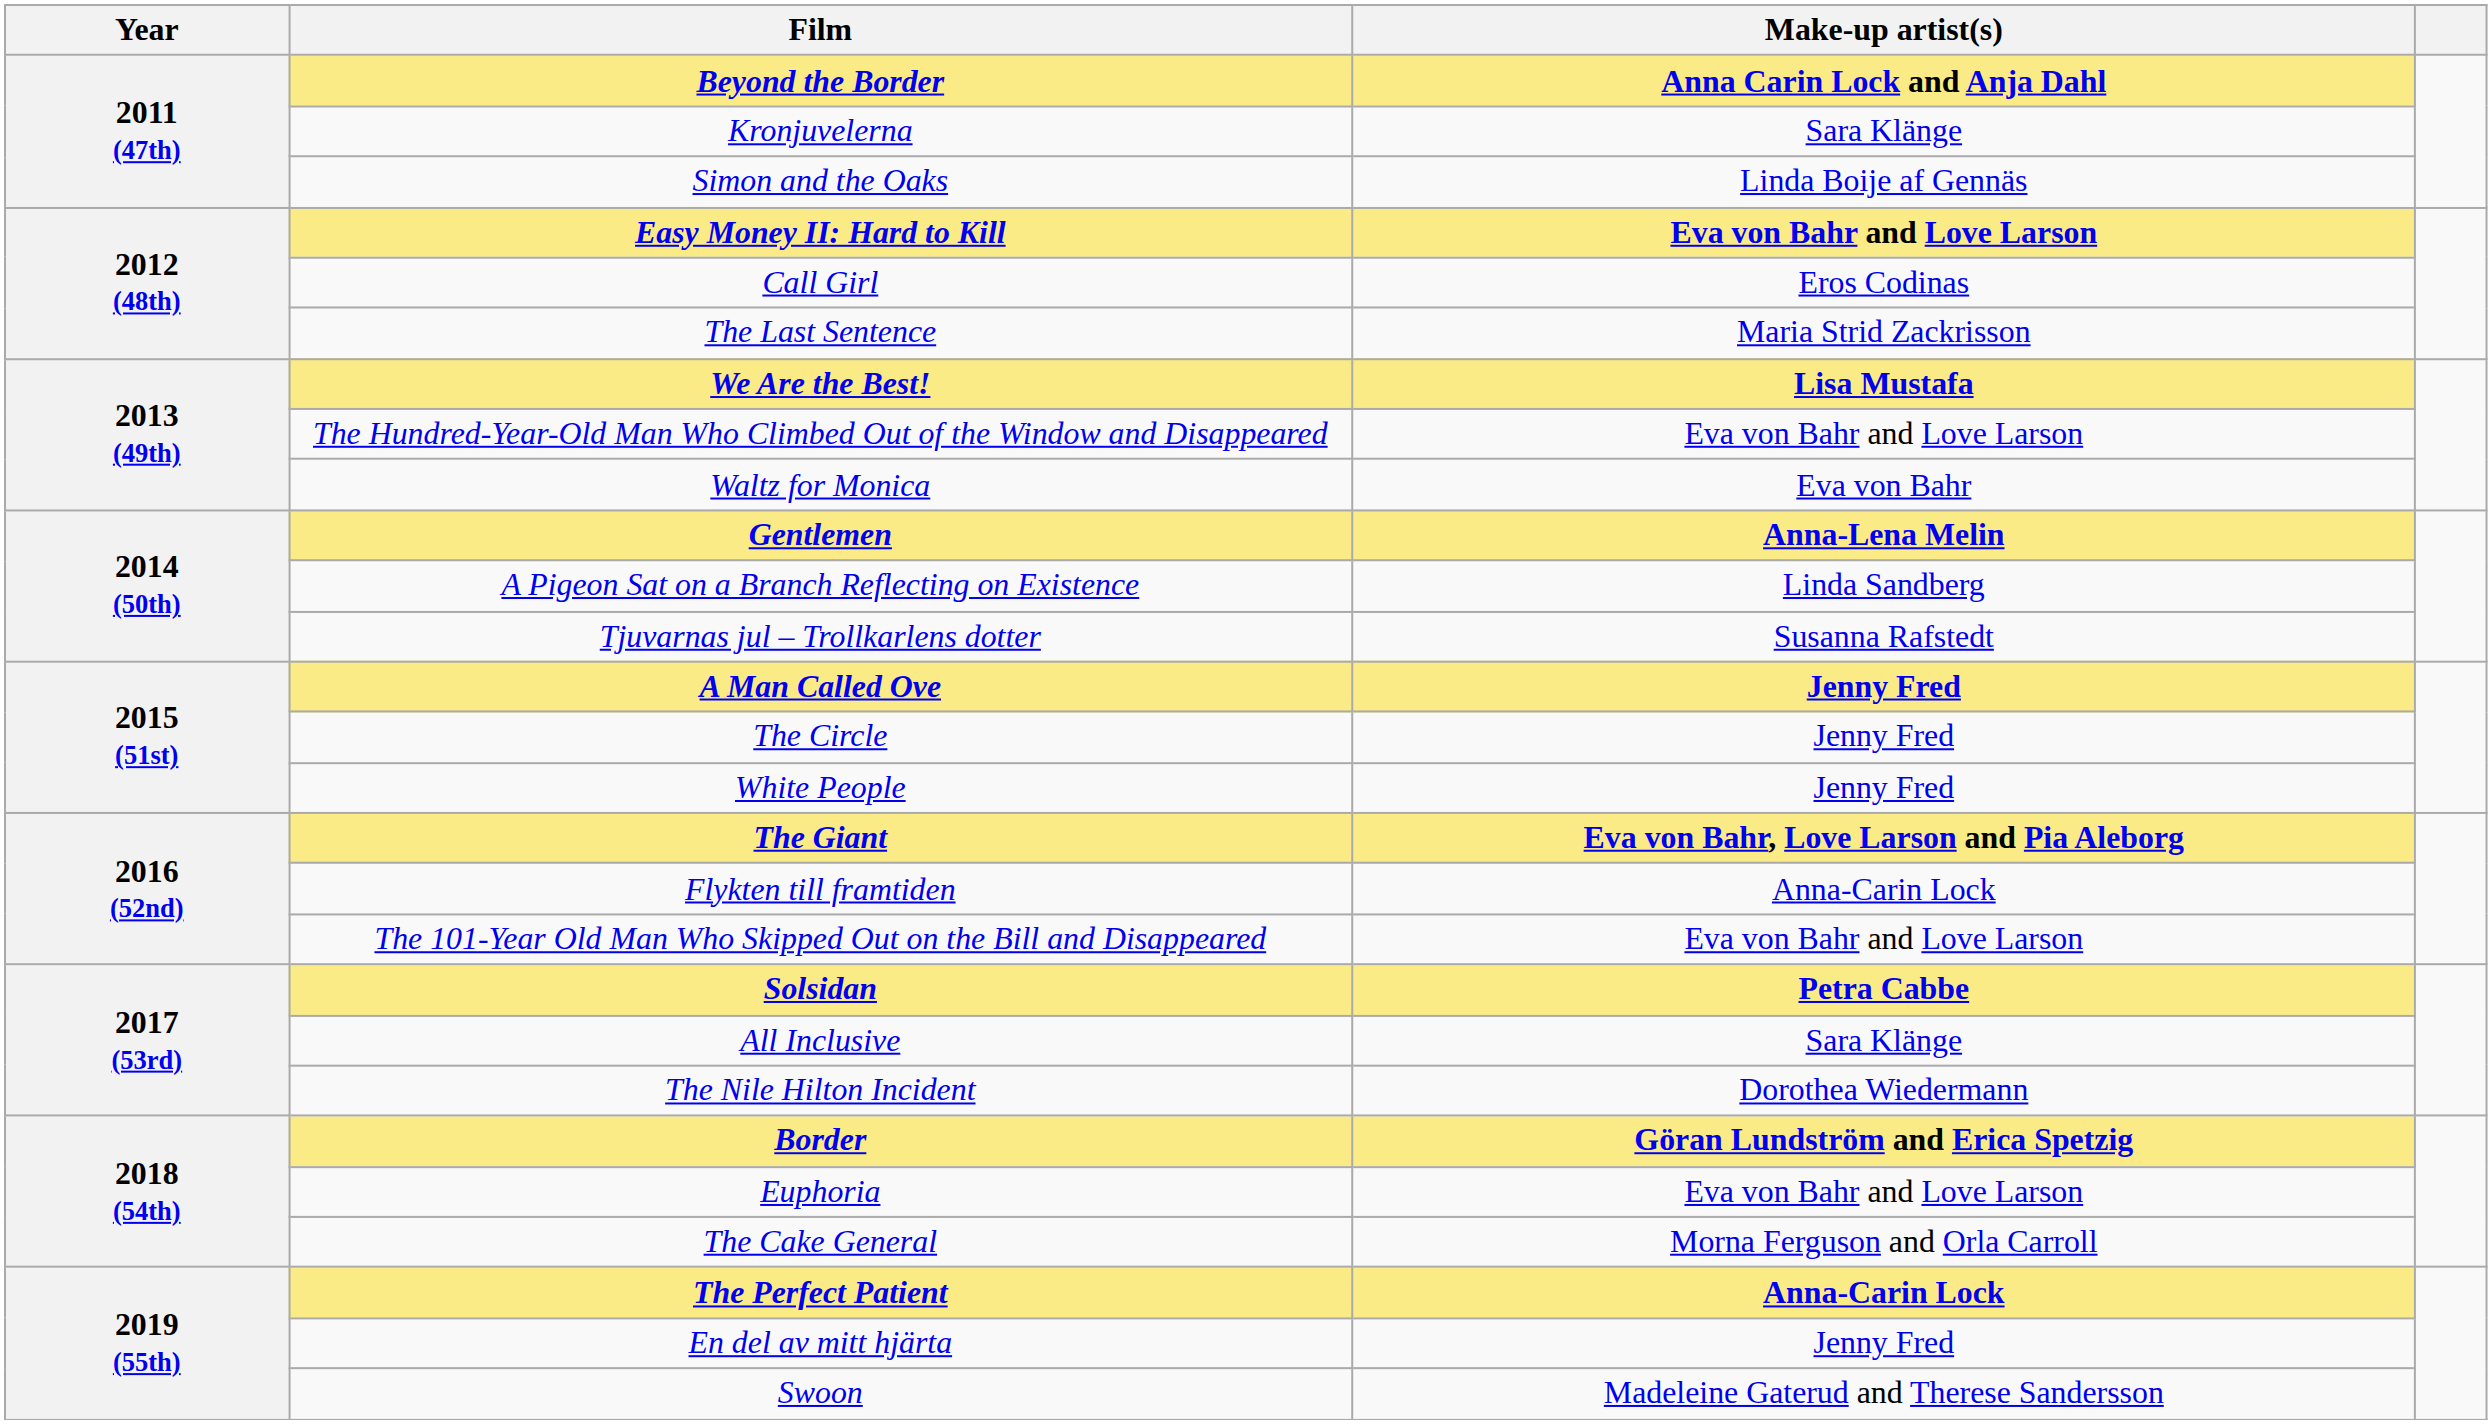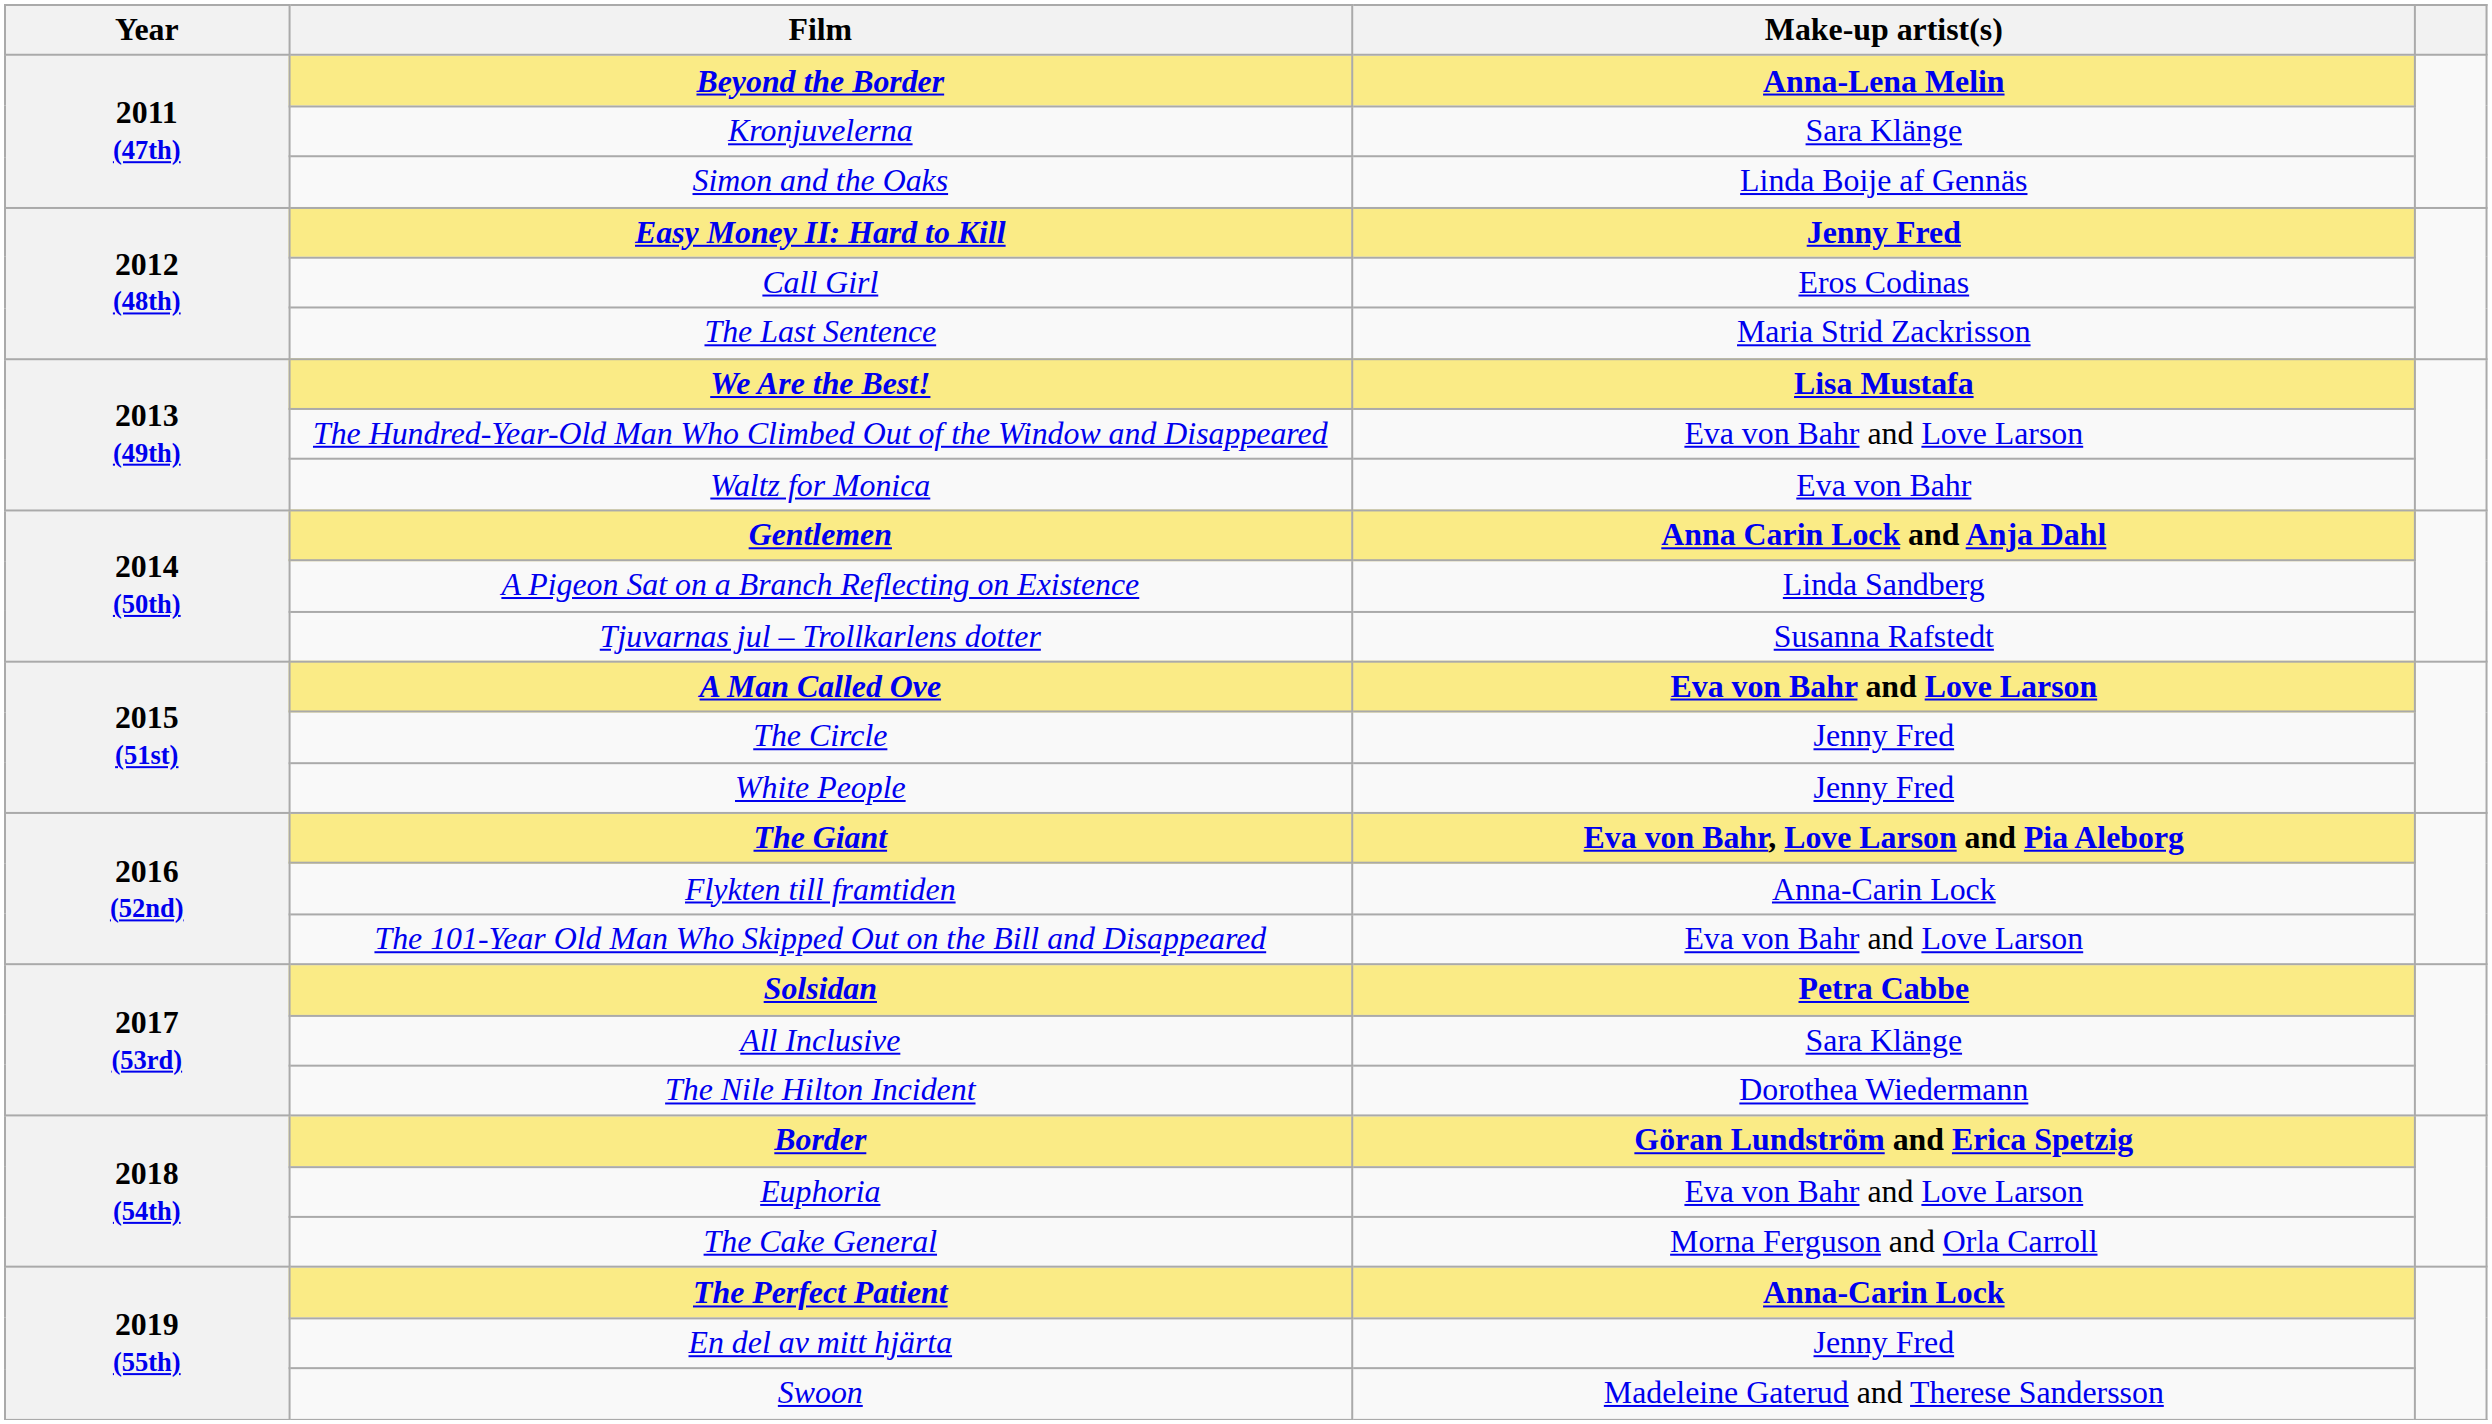(1884, 80) Anna Carin Lock and Anja Dahl -> (1884, 80) Anna-Lena Melin
(1884, 231) Eva von Bahr and Love Larson -> (1884, 231) Jenny Fred
(1884, 534) Anna-Lena Melin -> (1884, 534) Anna Carin Lock and Anja Dahl
(1884, 686) Jenny Fred -> (1884, 686) Eva von Bahr and Love Larson
